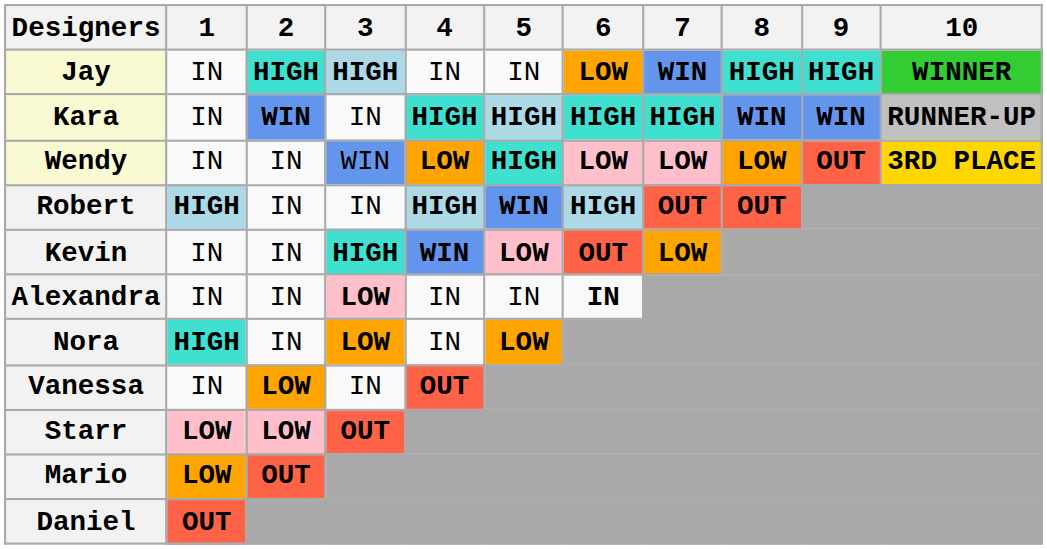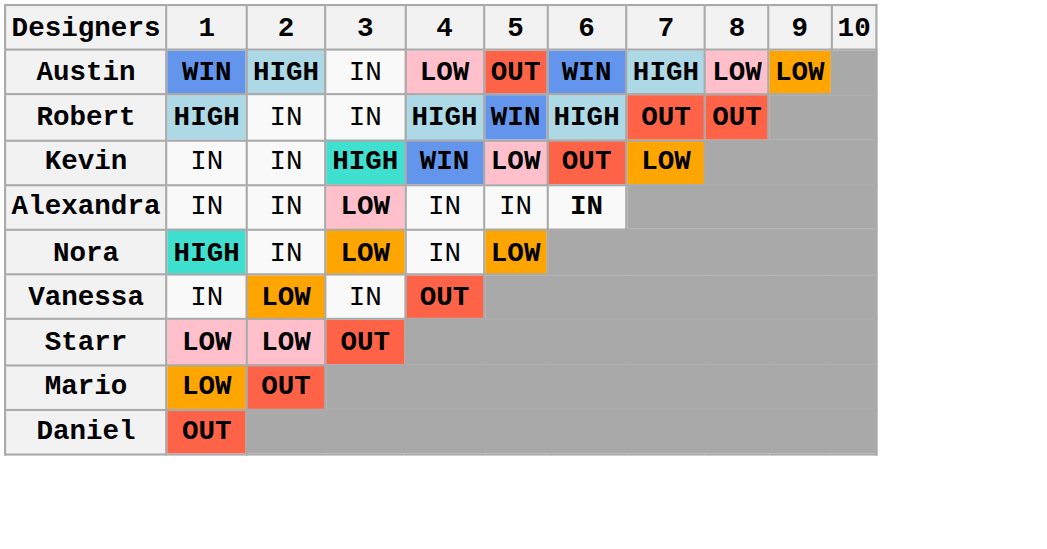- row: (86, 72)
- row: (86, 117)
- row: (86, 162)
+ row: (86, 72)
